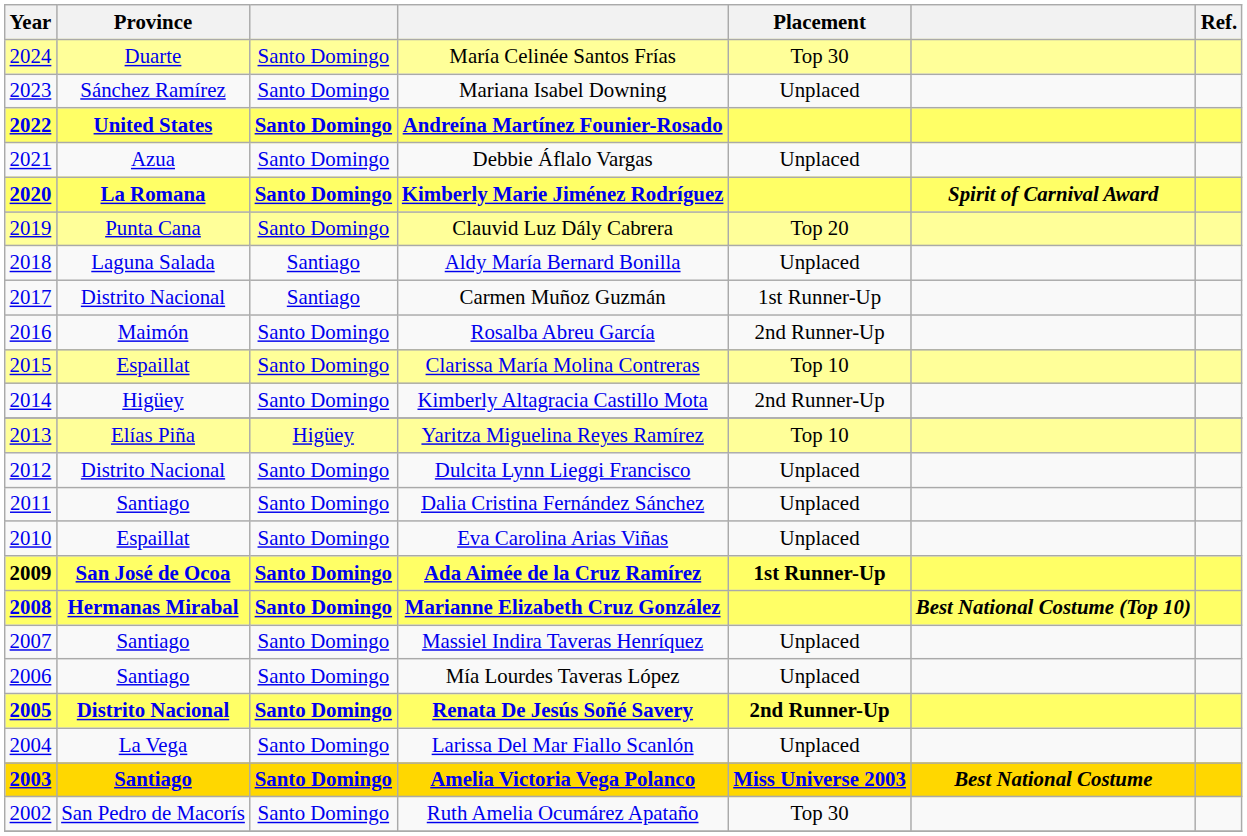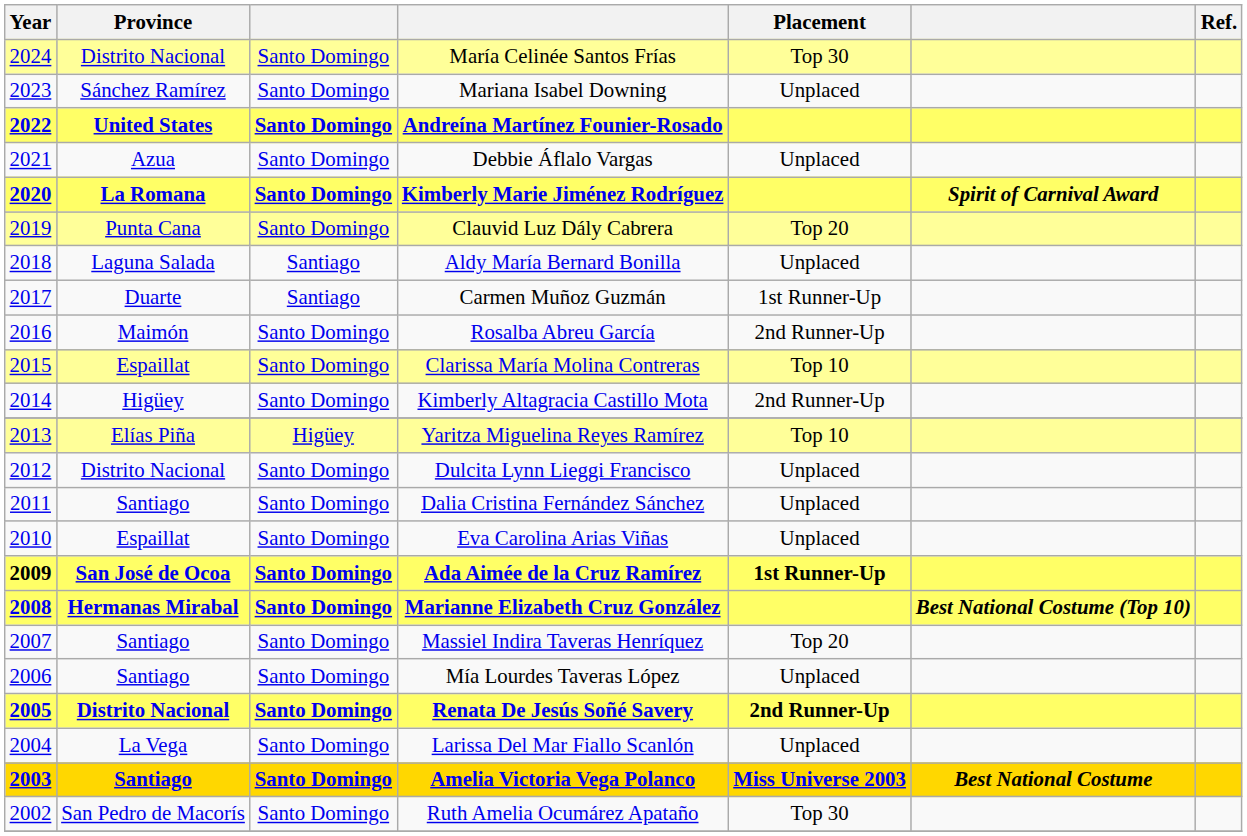(153, 56) Duarte -> (153, 56) Distrito Nacional
(153, 297) Distrito Nacional -> (153, 297) Duarte
(820, 641) Unplaced -> (820, 641) Top 20
